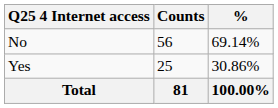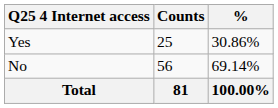rows swapped: (18, 41) <-> (19, 66)
